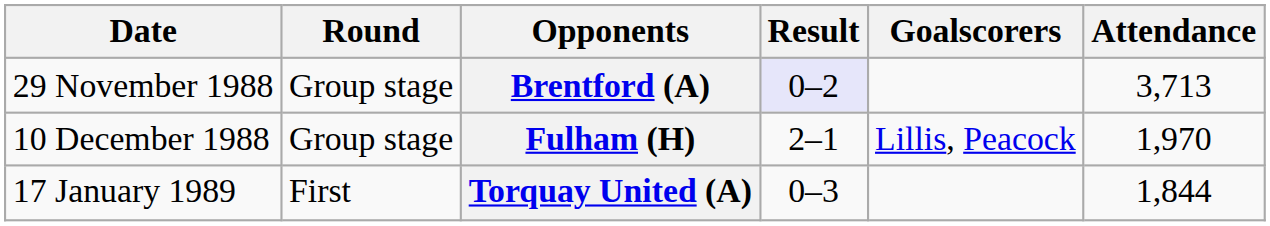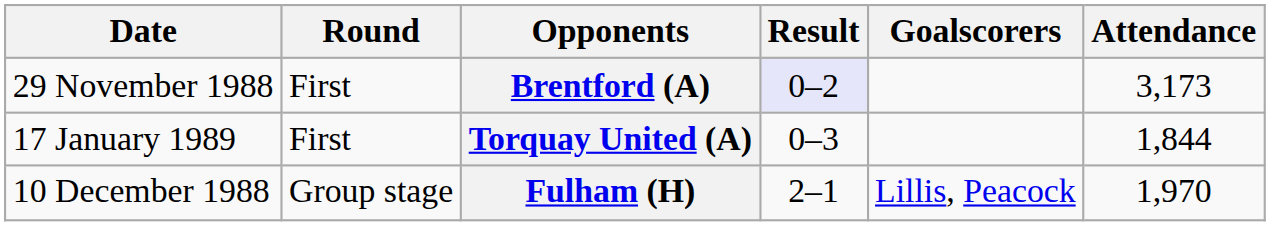(371, 84) Group stage -> (320, 84) First
(1174, 84) 3,713 -> (1174, 84) 3,173
rows swapped: (610, 138) <-> (610, 191)
